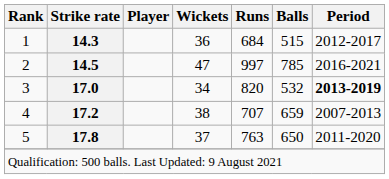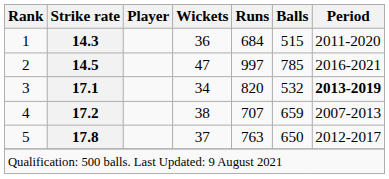(348, 40) 2012-2017 -> (348, 40) 2011-2020
(85, 88) 17.0 -> (85, 88) 17.1
(348, 137) 2011-2020 -> (348, 137) 2012-2017
